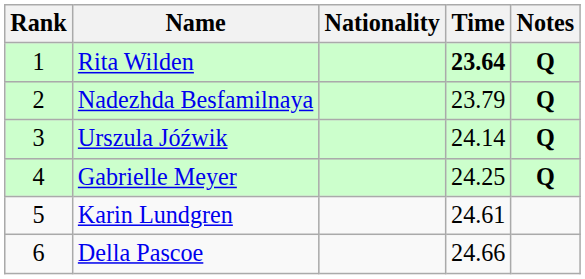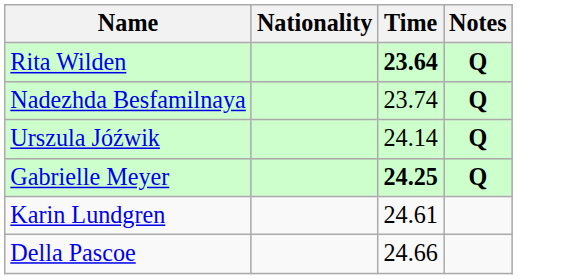- column: (39, 23)
(478, 100) 23.79 -> (411, 100) 23.74
(478, 176) normal -> (411, 176) bold
